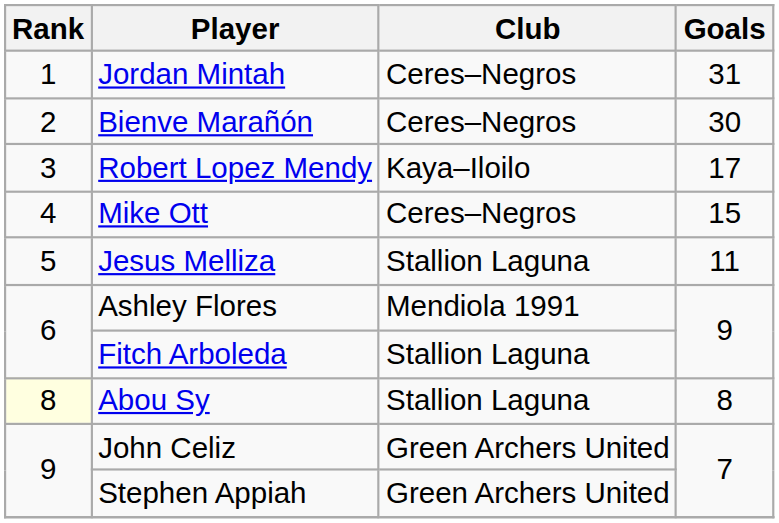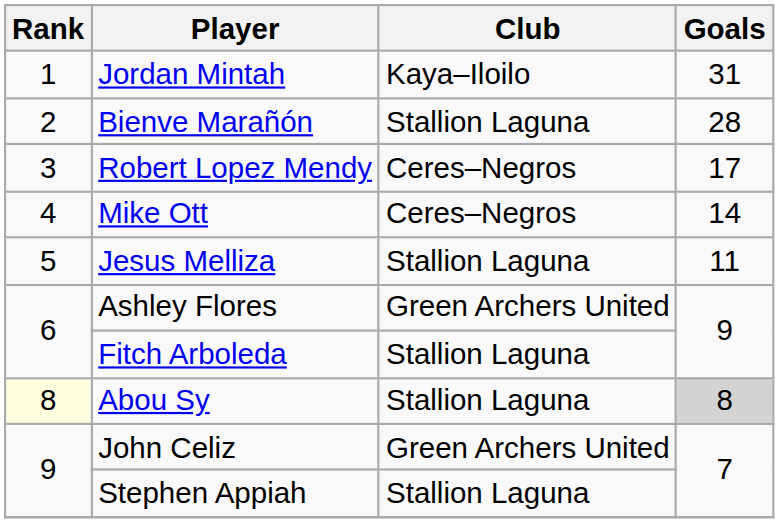(481, 74) Ceres–Negros -> (458, 74) Kaya–Iloilo
(481, 121) Ceres–Negros -> (488, 121) Stallion Laguna
(725, 121) 30 -> (725, 121) 28
(458, 167) Kaya–Iloilo -> (481, 167) Ceres–Negros
(725, 214) 15 -> (725, 214) 14
(483, 307) Mendiola 1991 -> (528, 307) Green Archers United
(725, 400) no background -> (725, 400) lightgrey background
(528, 493) Green Archers United -> (488, 493) Stallion Laguna
